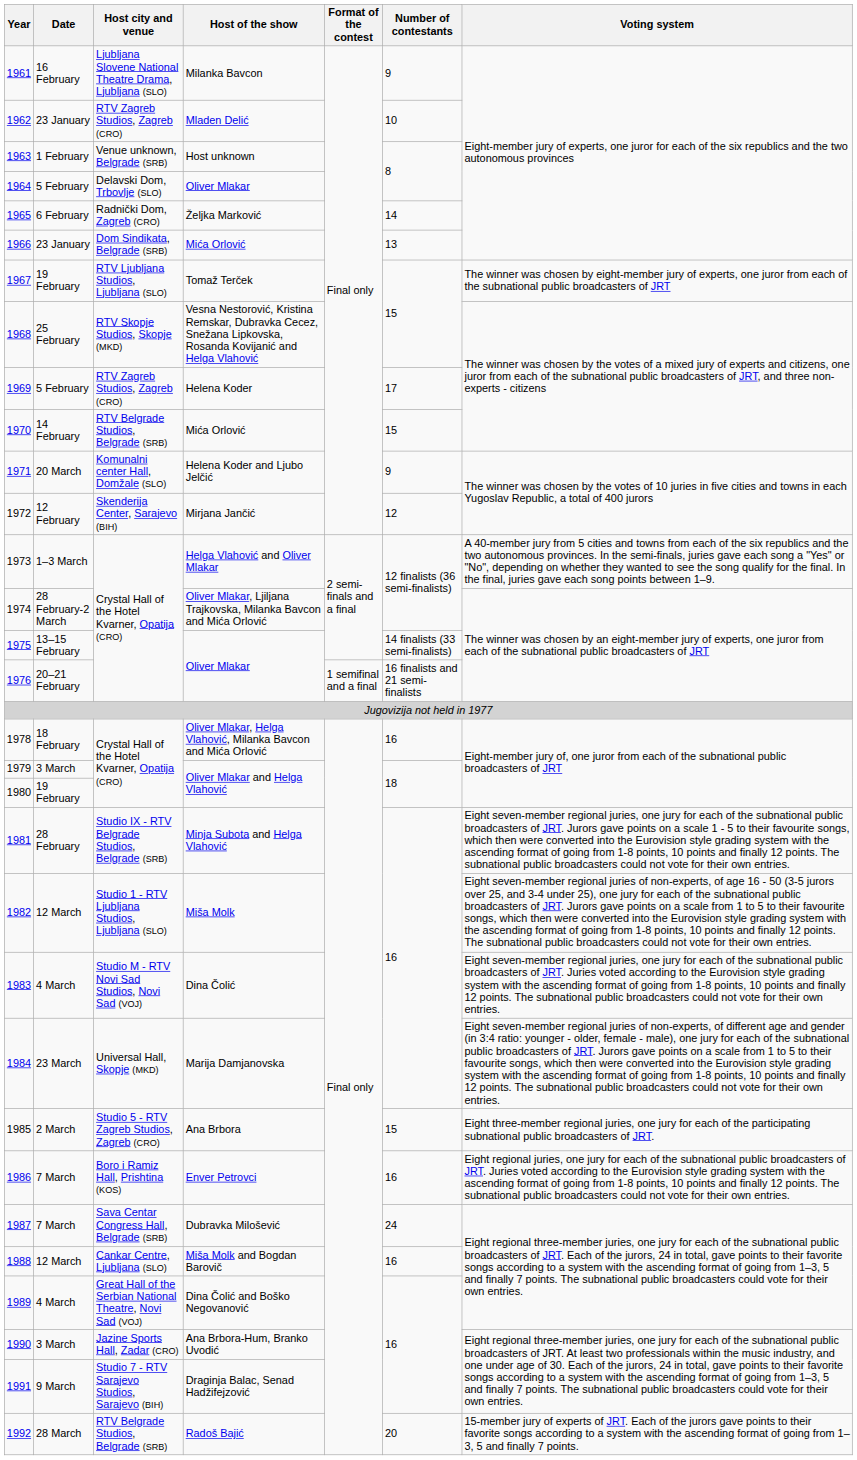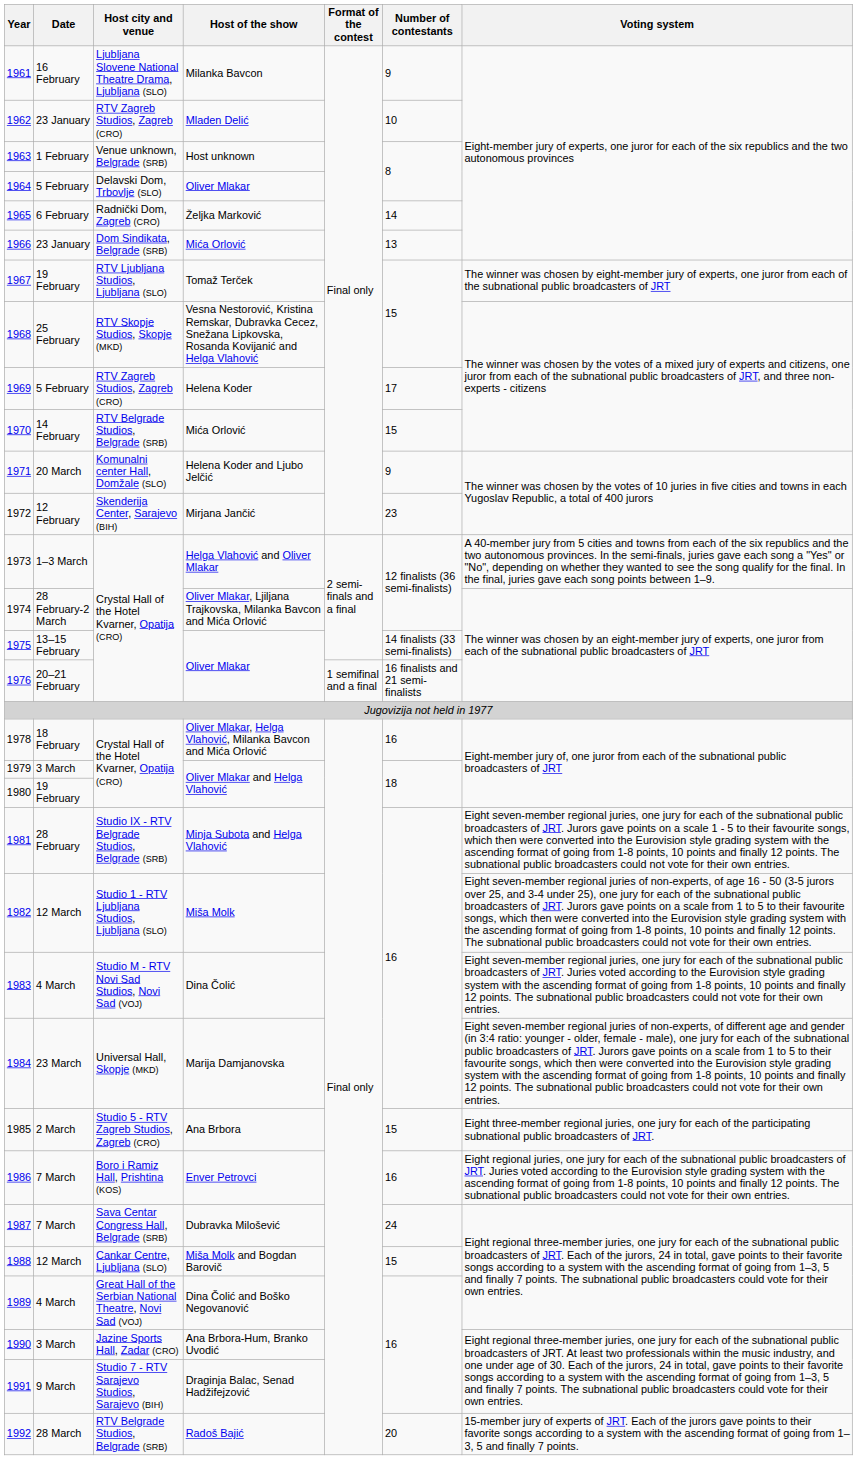(391, 513) 12 -> (391, 513) 23
(391, 1261) 16 -> (391, 1261) 15
